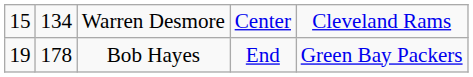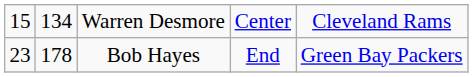(20, 54) 19 -> (20, 54) 23
